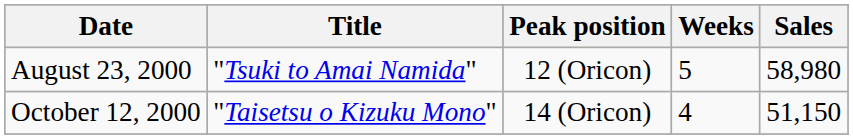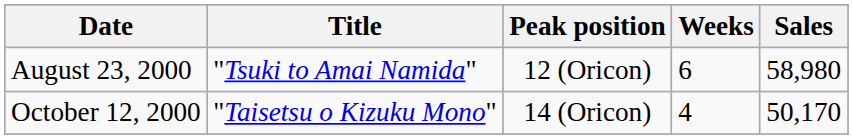(685, 69) 5 -> (685, 69) 6
(804, 112) 51,150 -> (804, 112) 50,170
